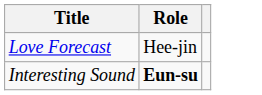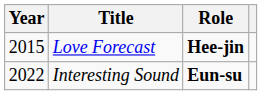+ column: (27, 18)
(170, 47) normal -> (216, 47) bold
